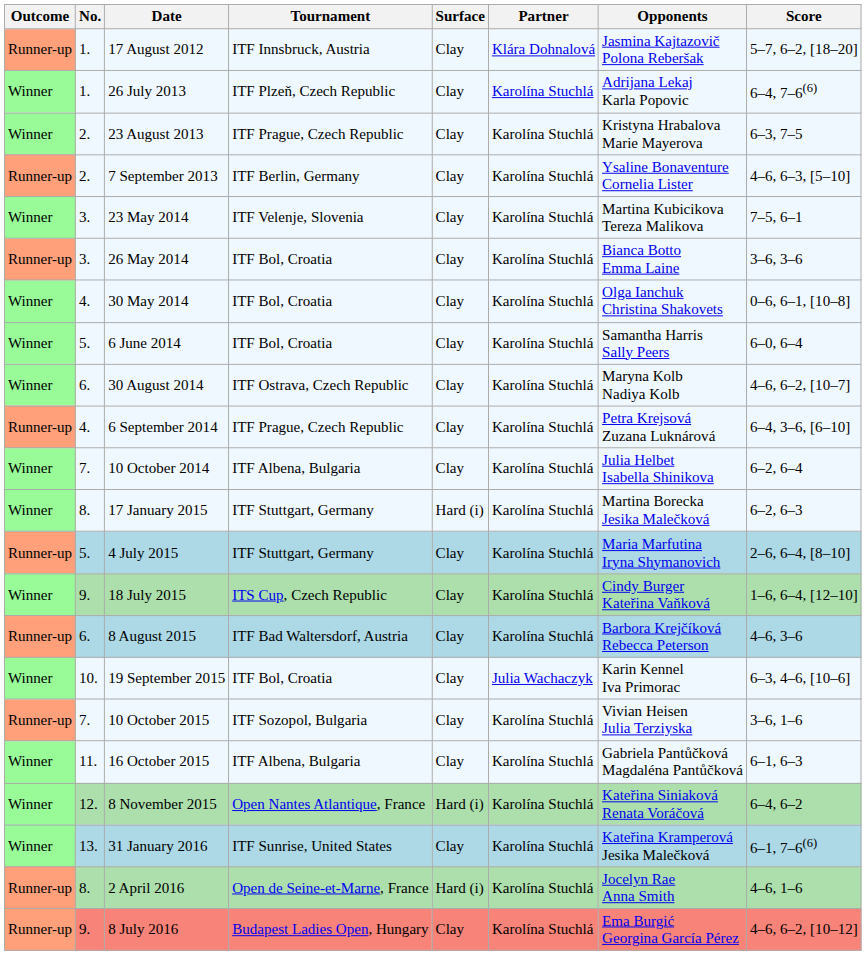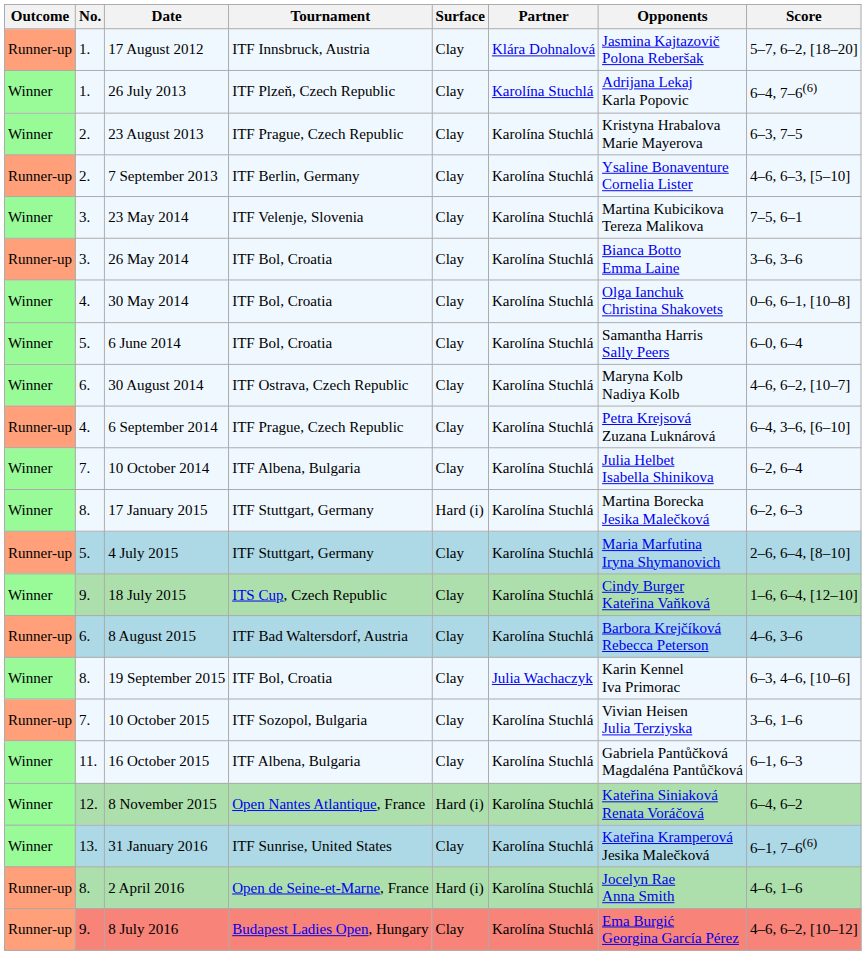(88, 677) 10. -> (85, 677) 8.
